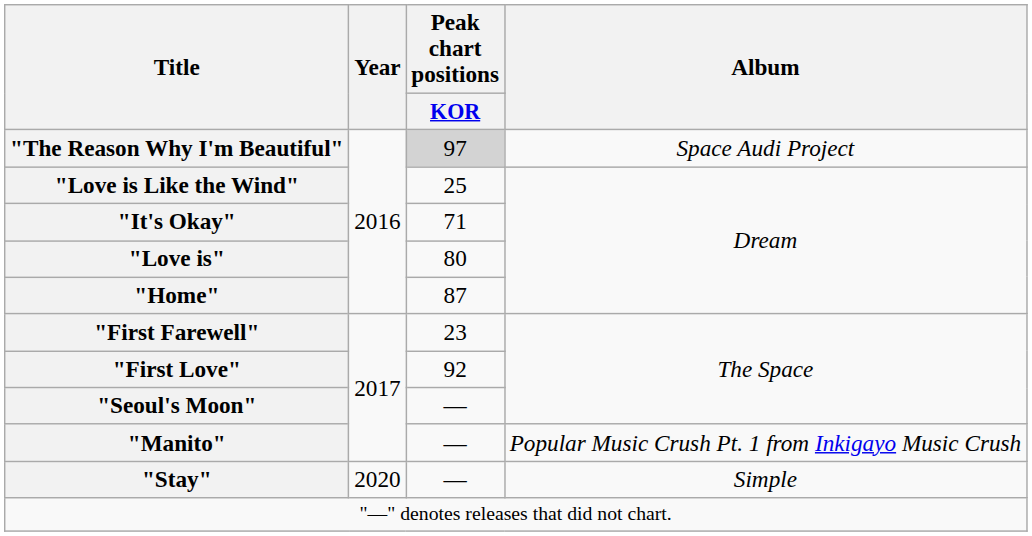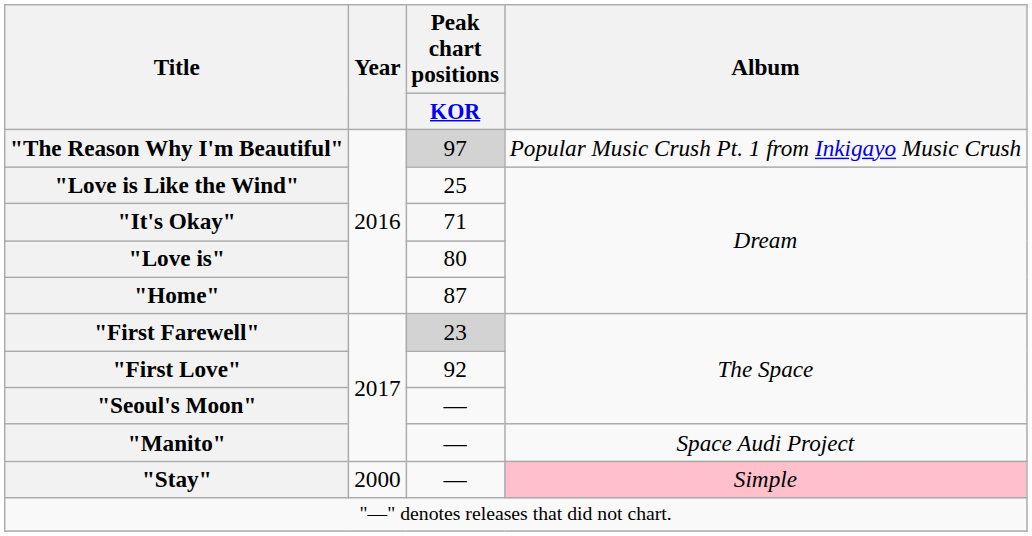(765, 148) Space Audi Project -> (765, 148) Popular Music Crush Pt. 1 from Inkigayo Music Crush
(455, 332) no background -> (455, 332) lightgrey background
(765, 442) Popular Music Crush Pt. 1 from Inkigayo Music Crush -> (765, 442) Space Audi Project
(377, 479) 2020 -> (377, 479) 2000
(765, 479) no background -> (765, 479) pink background
